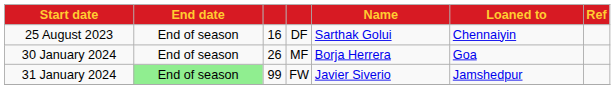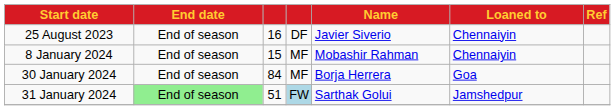(353, 35) Sarthak Golui -> (353, 35) Javier Siverio
+ row: (69, 55)
(274, 55) 26 -> (274, 75) 84
(274, 75) 99 -> (274, 95) 51
(299, 75) no background -> (299, 95) lightblue background
(353, 75) Javier Siverio -> (353, 95) Sarthak Golui
